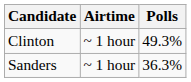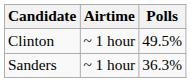(162, 41) 49.3% -> (162, 41) 49.5%
